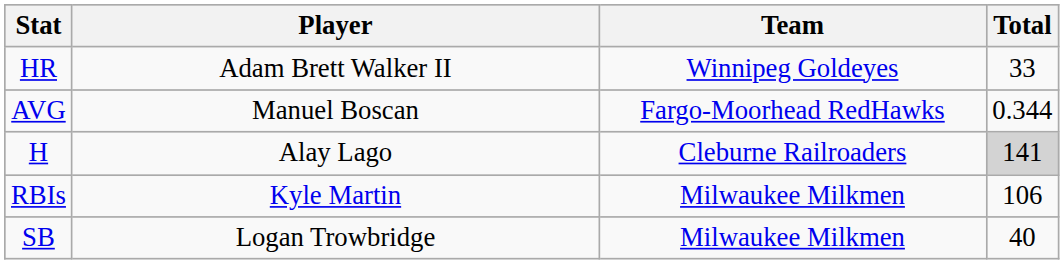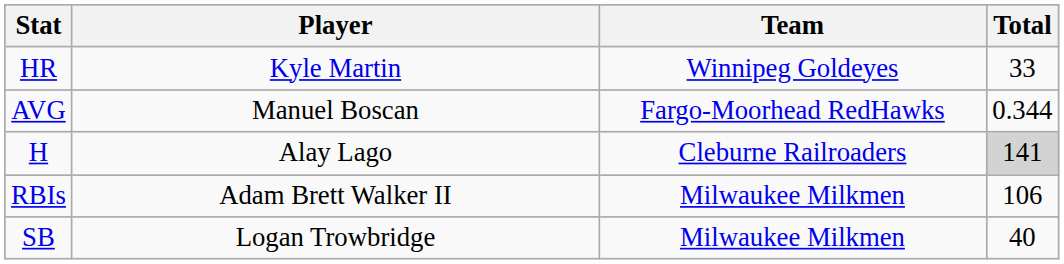(335, 68) Adam Brett Walker II -> (335, 68) Kyle Martin
(335, 195) Kyle Martin -> (335, 195) Adam Brett Walker II
